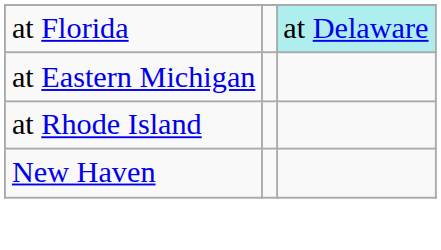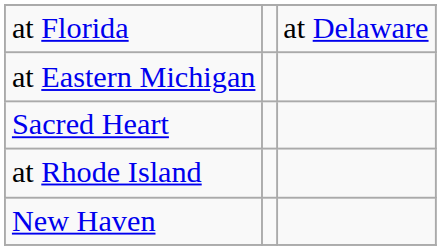(356, 28) paleturquoise background -> (356, 28) no background
+ row: (90, 124)
